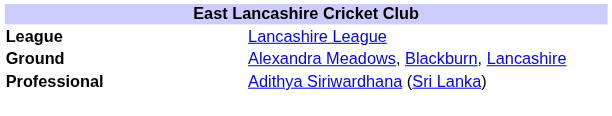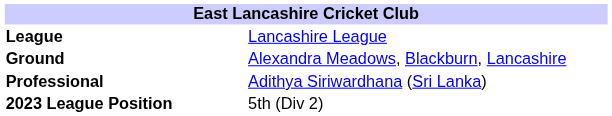+ row: (89, 103)
